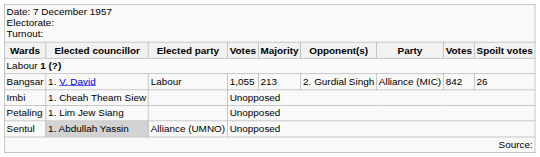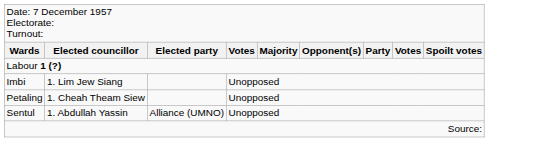- row: (25, 81)
(97, 97) 1. Cheah Theam Siew -> (85, 81) 1. Lim Jew Siang
(86, 113) 1. Lim Jew Siang -> (96, 97) 1. Cheah Theam Siew
(88, 129) lightgrey background -> (87, 113) no background
